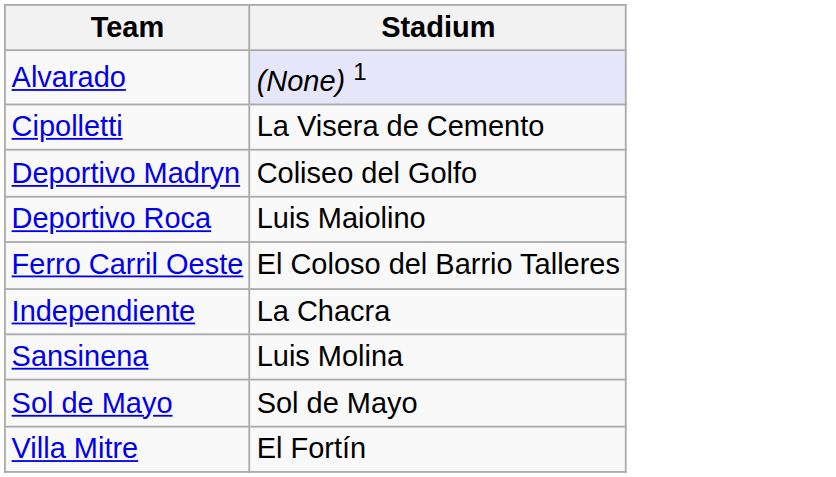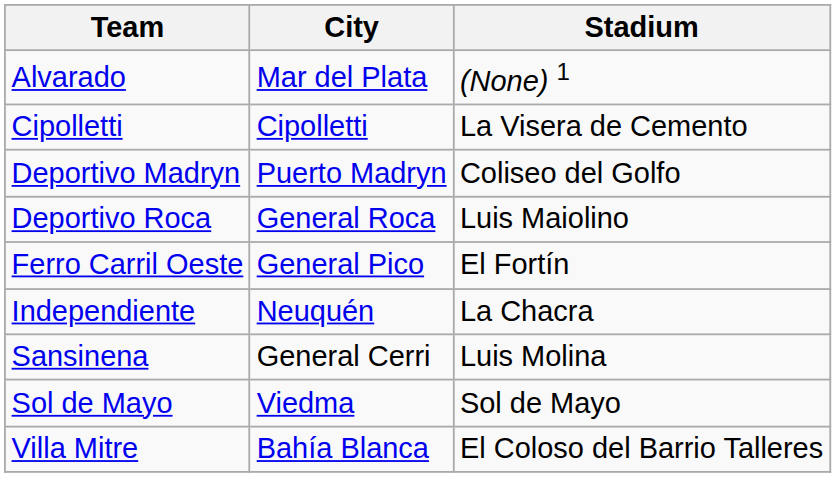+ column: (352, 27)
(312, 77) lavender background -> (515, 77) no background
(438, 264) El Coloso del Barrio Talleres -> (515, 264) El Fortín
(311, 448) El Fortín -> (642, 448) El Coloso del Barrio Talleres
